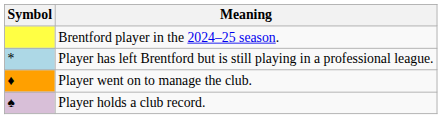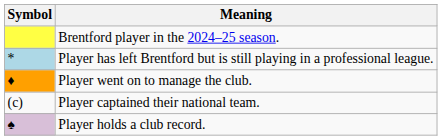+ row: (159, 102)
